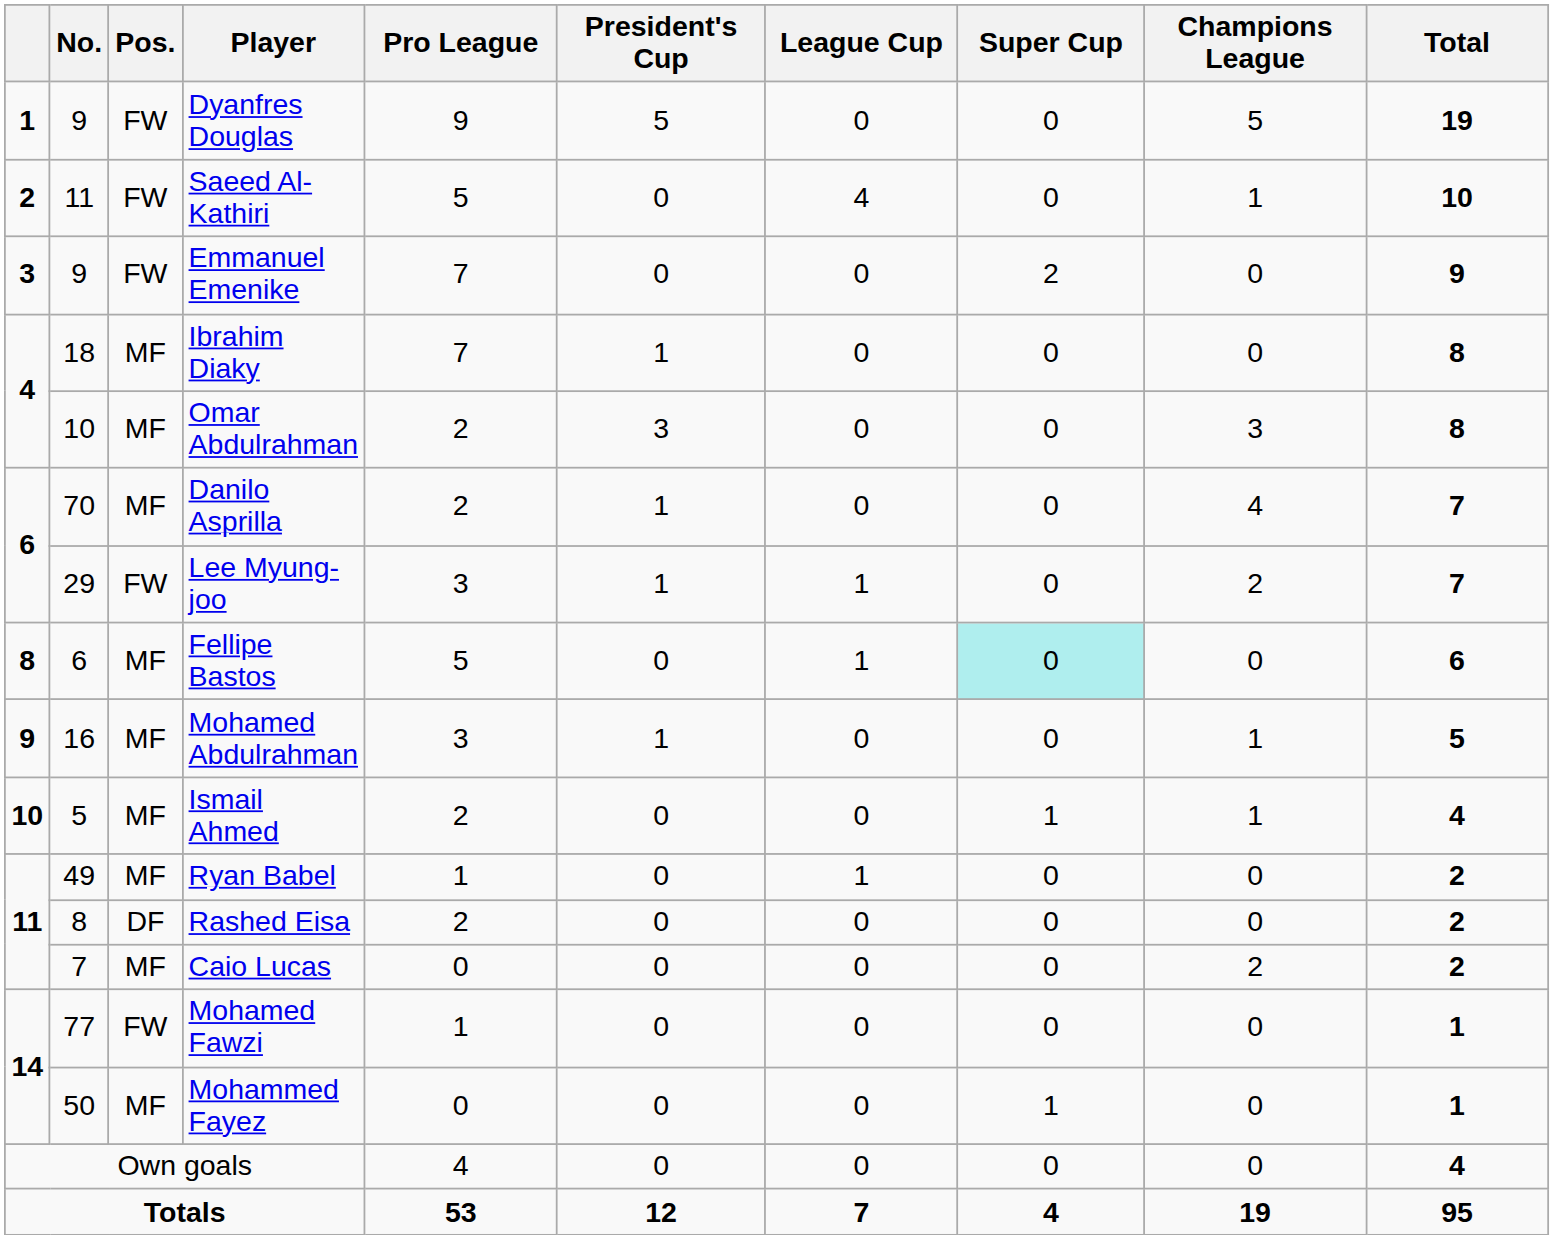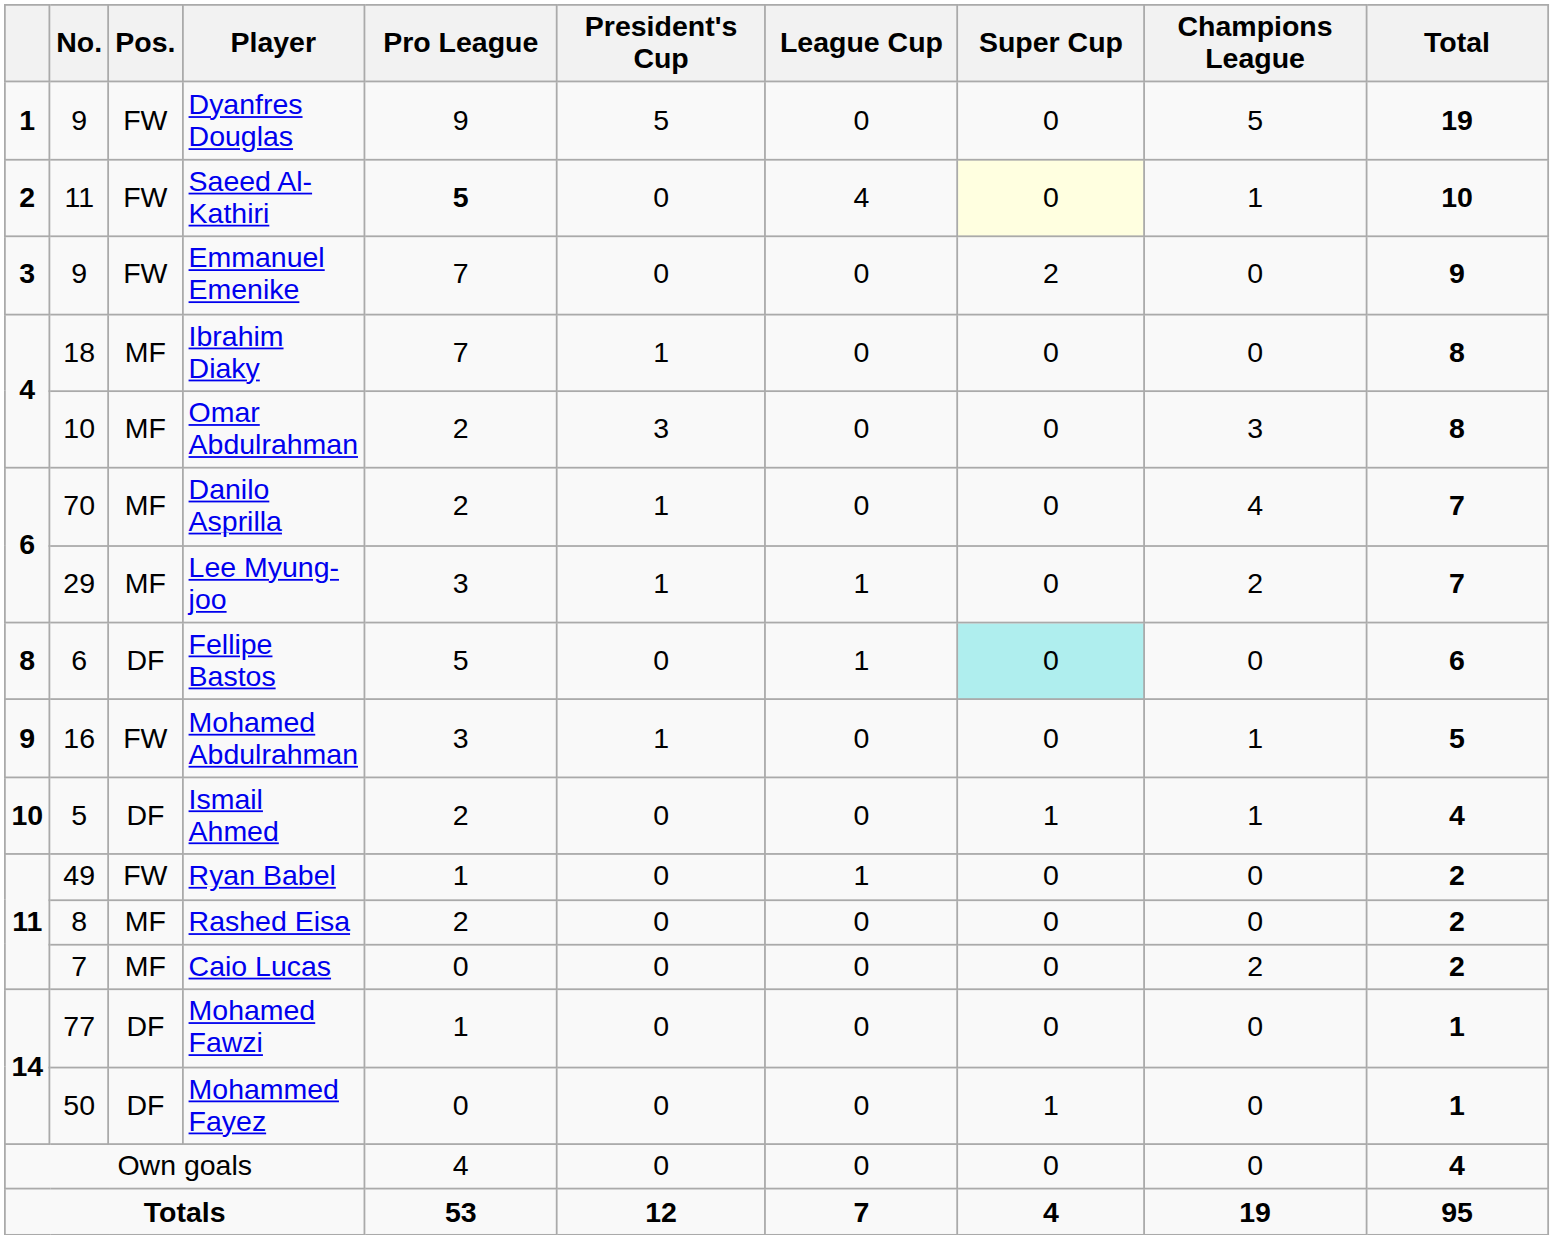(461, 197) normal -> (461, 197) bold
(1051, 197) no background -> (1051, 197) lightyellow background
(145, 583) FW -> (145, 583) MF
(145, 660) MF -> (145, 660) DF
(145, 737) MF -> (145, 737) FW
(145, 815) MF -> (145, 815) DF
(145, 876) MF -> (145, 876) FW
(145, 921) DF -> (145, 921) MF
(145, 1027) FW -> (145, 1027) DF
(145, 1105) MF -> (145, 1105) DF
